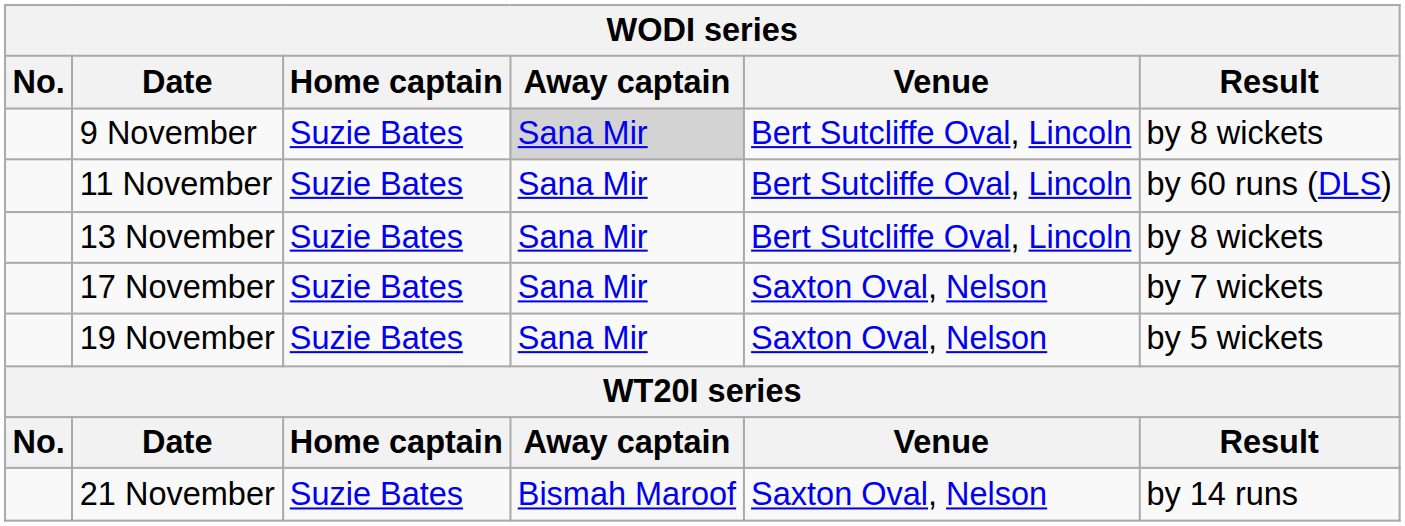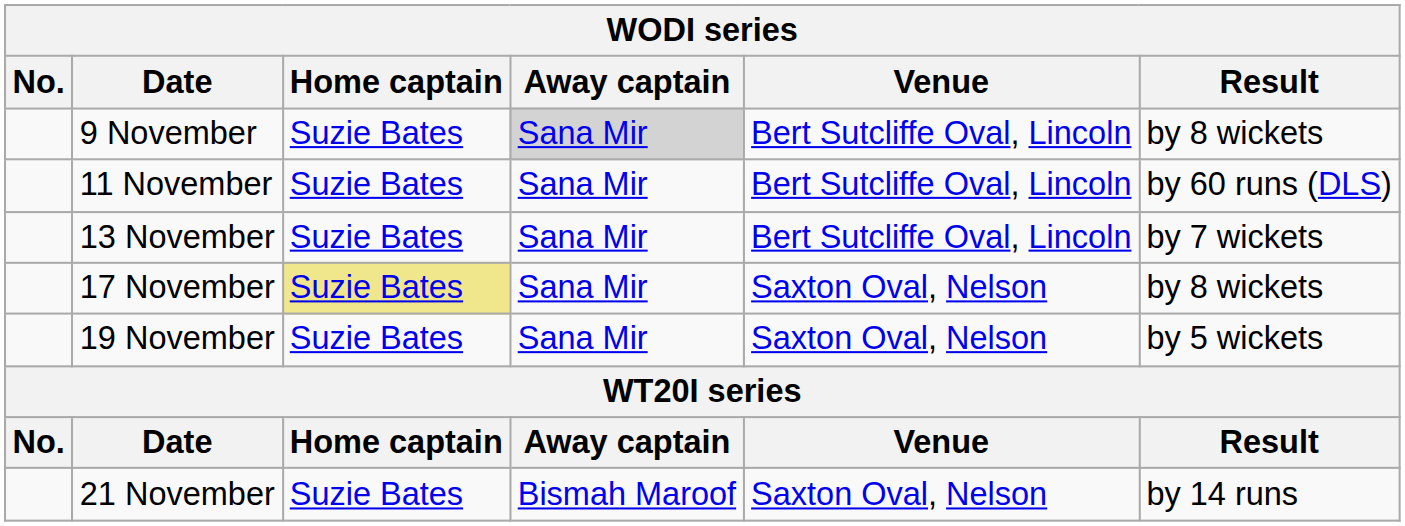(1235, 236) by 8 wickets -> (1235, 236) by 7 wickets
(376, 287) no background -> (376, 287) khaki background
(1235, 287) by 7 wickets -> (1235, 287) by 8 wickets
